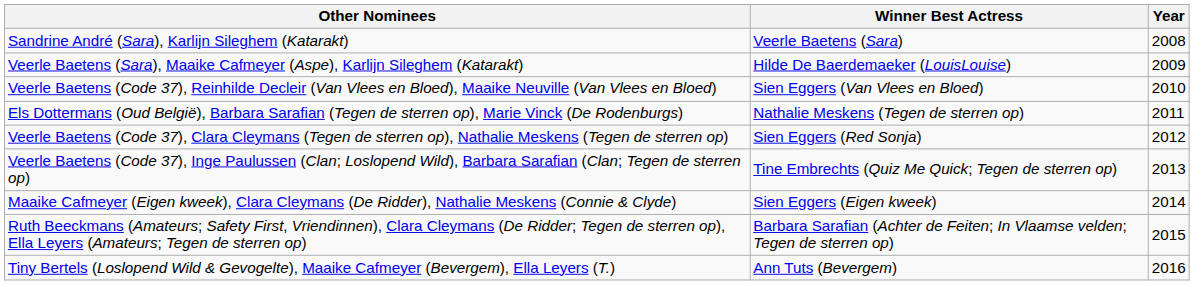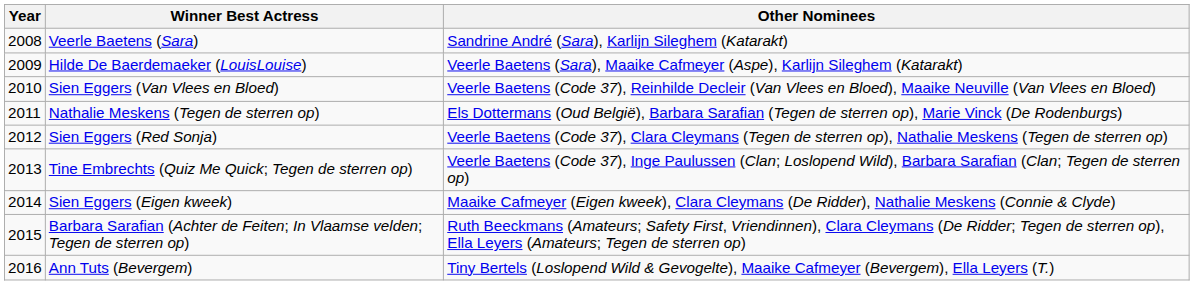columns swapped: (1169, 16) <-> (377, 16)
